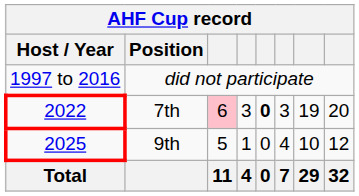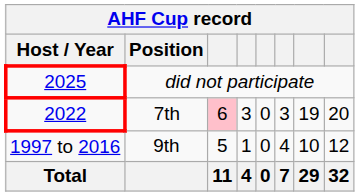(65, 79) 1997 to 2016 -> (65, 81) 2025
(265, 111) bold -> (265, 114) normal
(65, 143) 2025 -> (65, 146) 1997 to 2016
